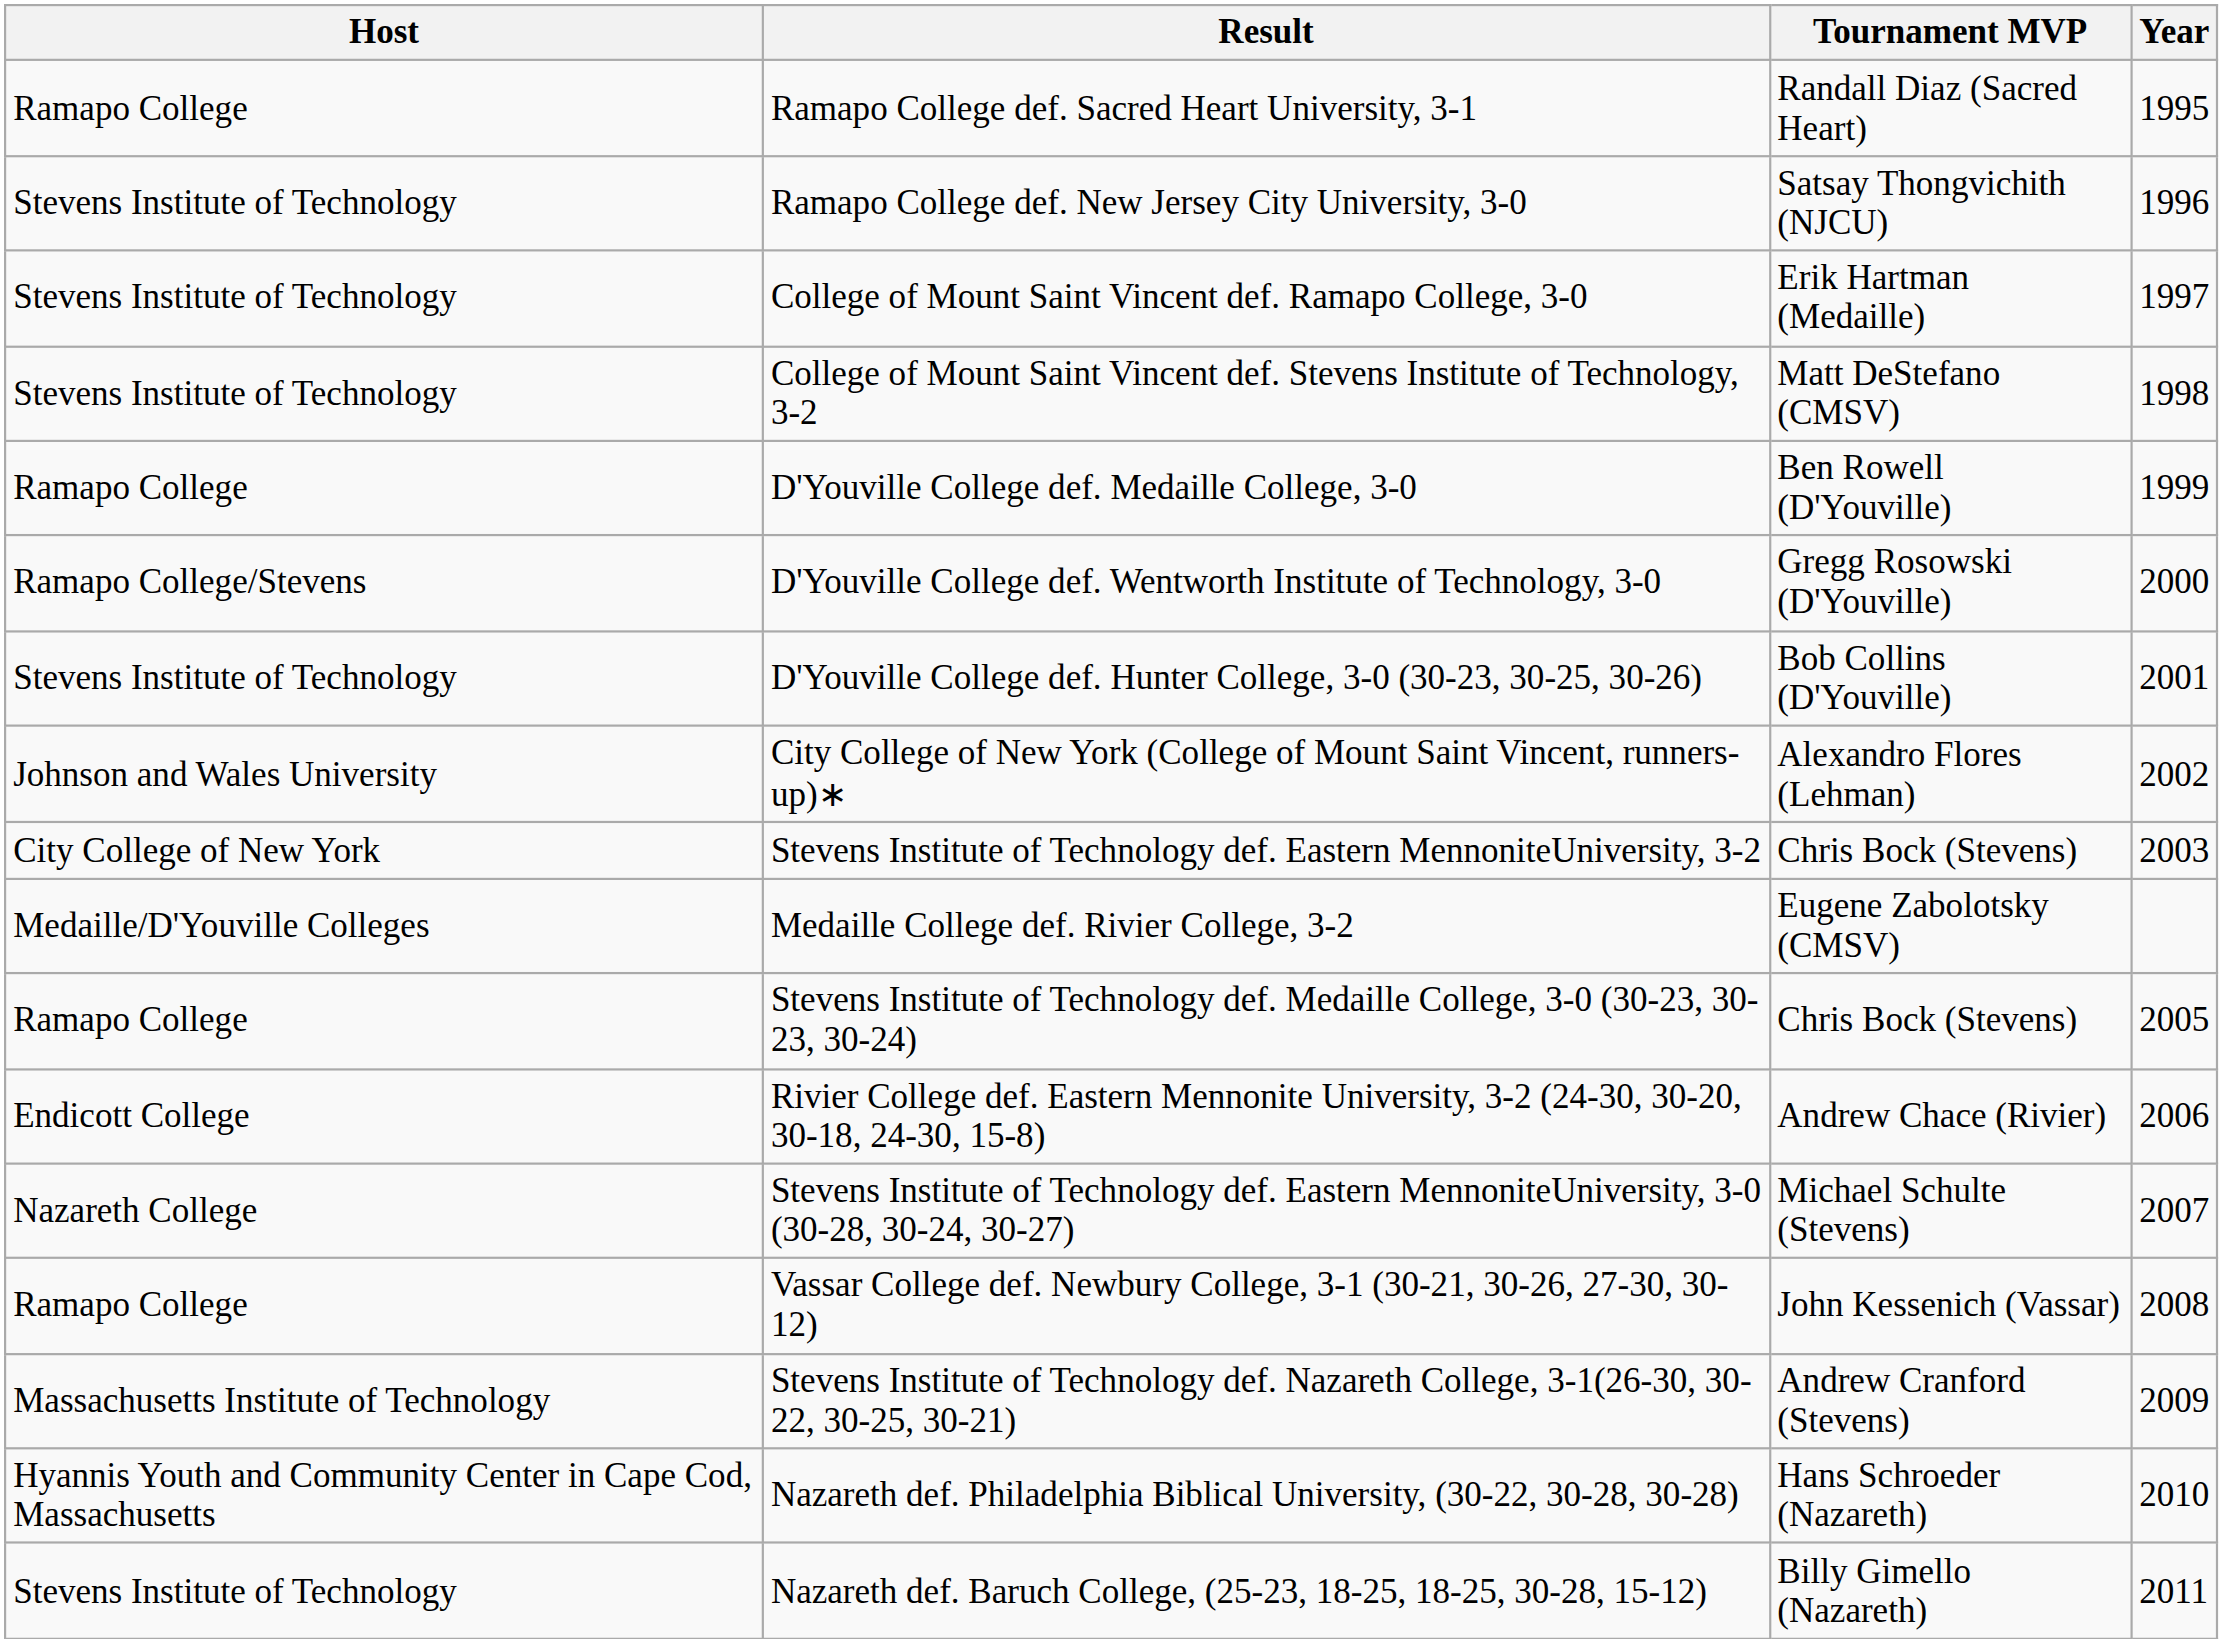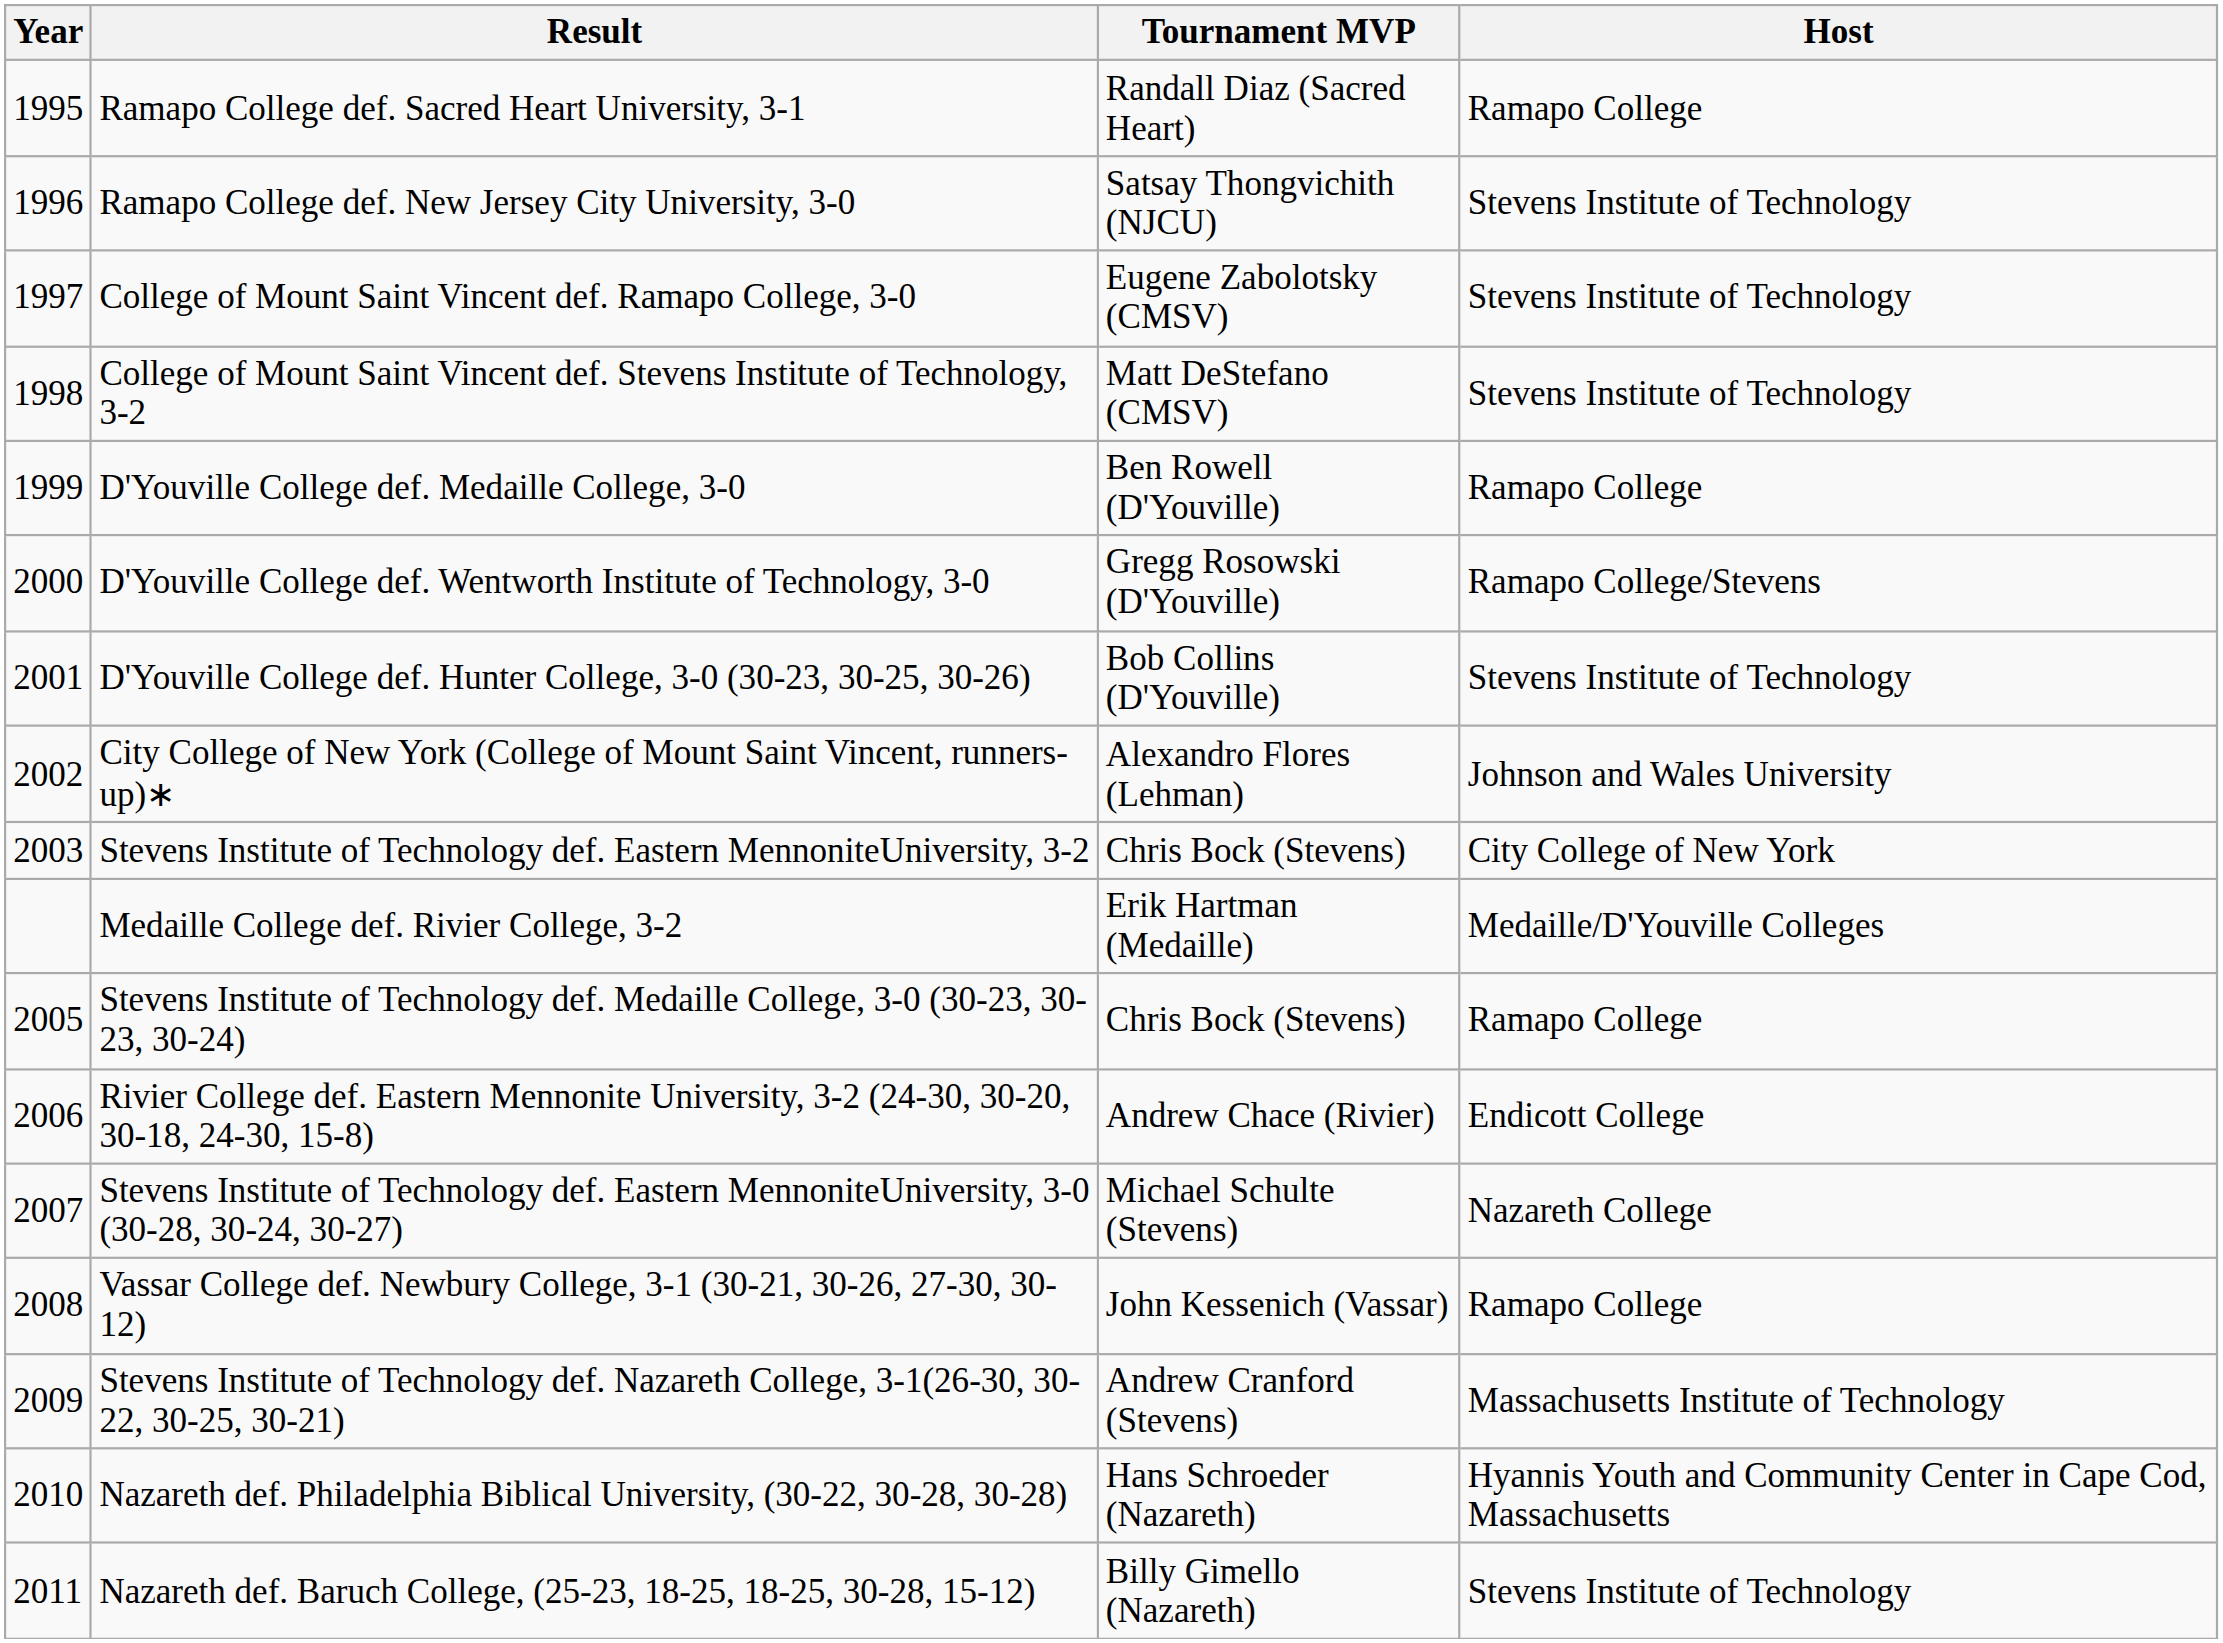columns swapped: (2174, 32) <-> (384, 32)
(1873, 297) Erik Hartman (Medaille) -> (1242, 297) Eugene Zabolotsky (CMSV)
(1913, 925) Eugene Zabolotsky (CMSV) -> (1202, 925) Erik Hartman (Medaille)
